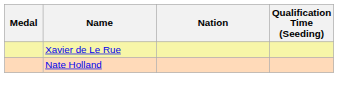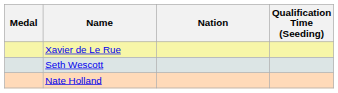+ row: (74, 65)
